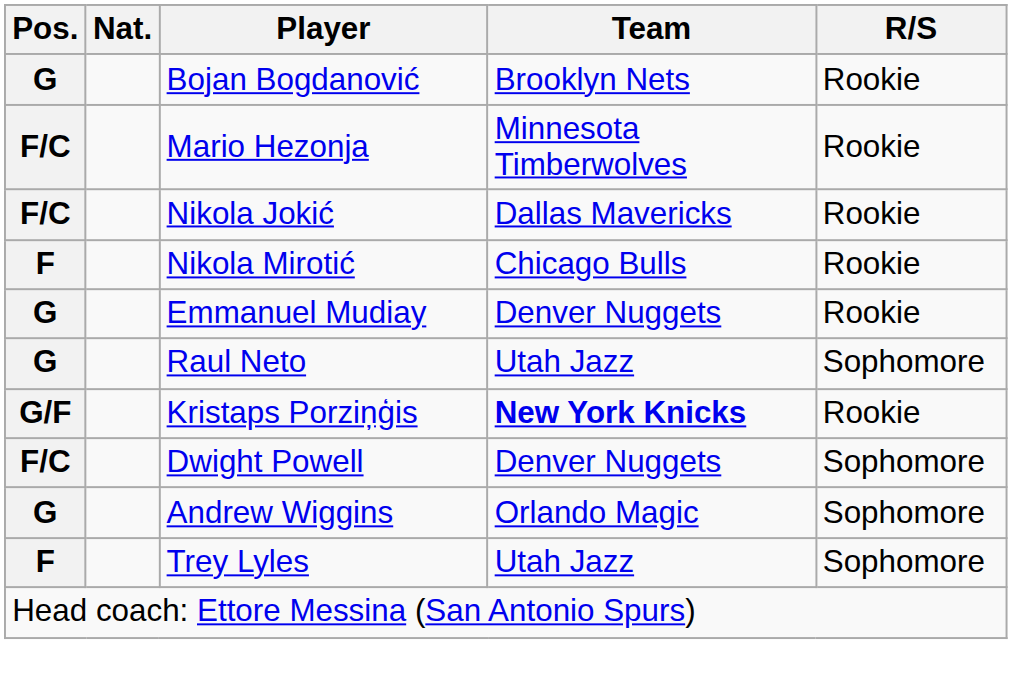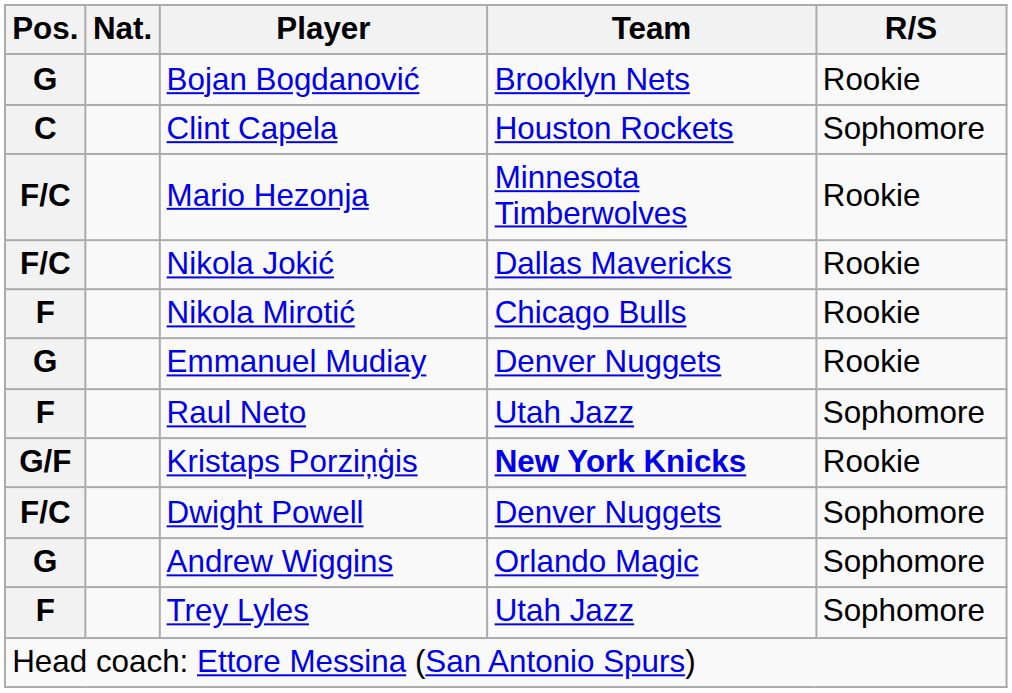+ row: (252, 128)
(45, 363) G -> (45, 412) F
